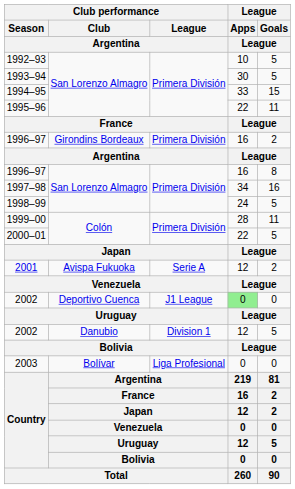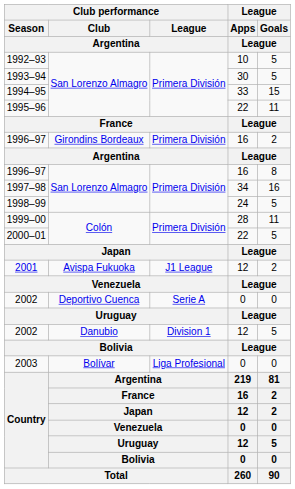(189, 268) Serie A -> (189, 268) J1 League
(189, 300) J1 League -> (189, 300) Serie A
(243, 300) lightgreen background -> (243, 300) no background
